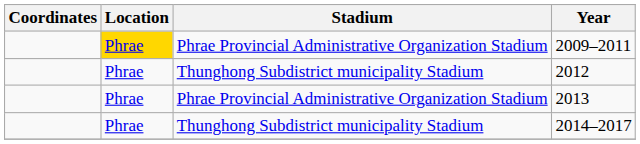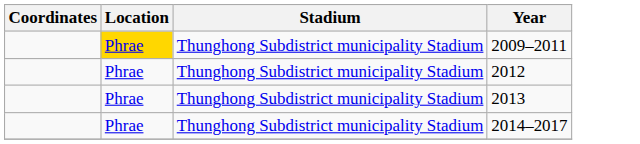(362, 44) Phrae Provincial Administrative Organization Stadium -> (330, 44) Thunghong Subdistrict municipality Stadium
(362, 98) Phrae Provincial Administrative Organization Stadium -> (330, 98) Thunghong Subdistrict municipality Stadium
